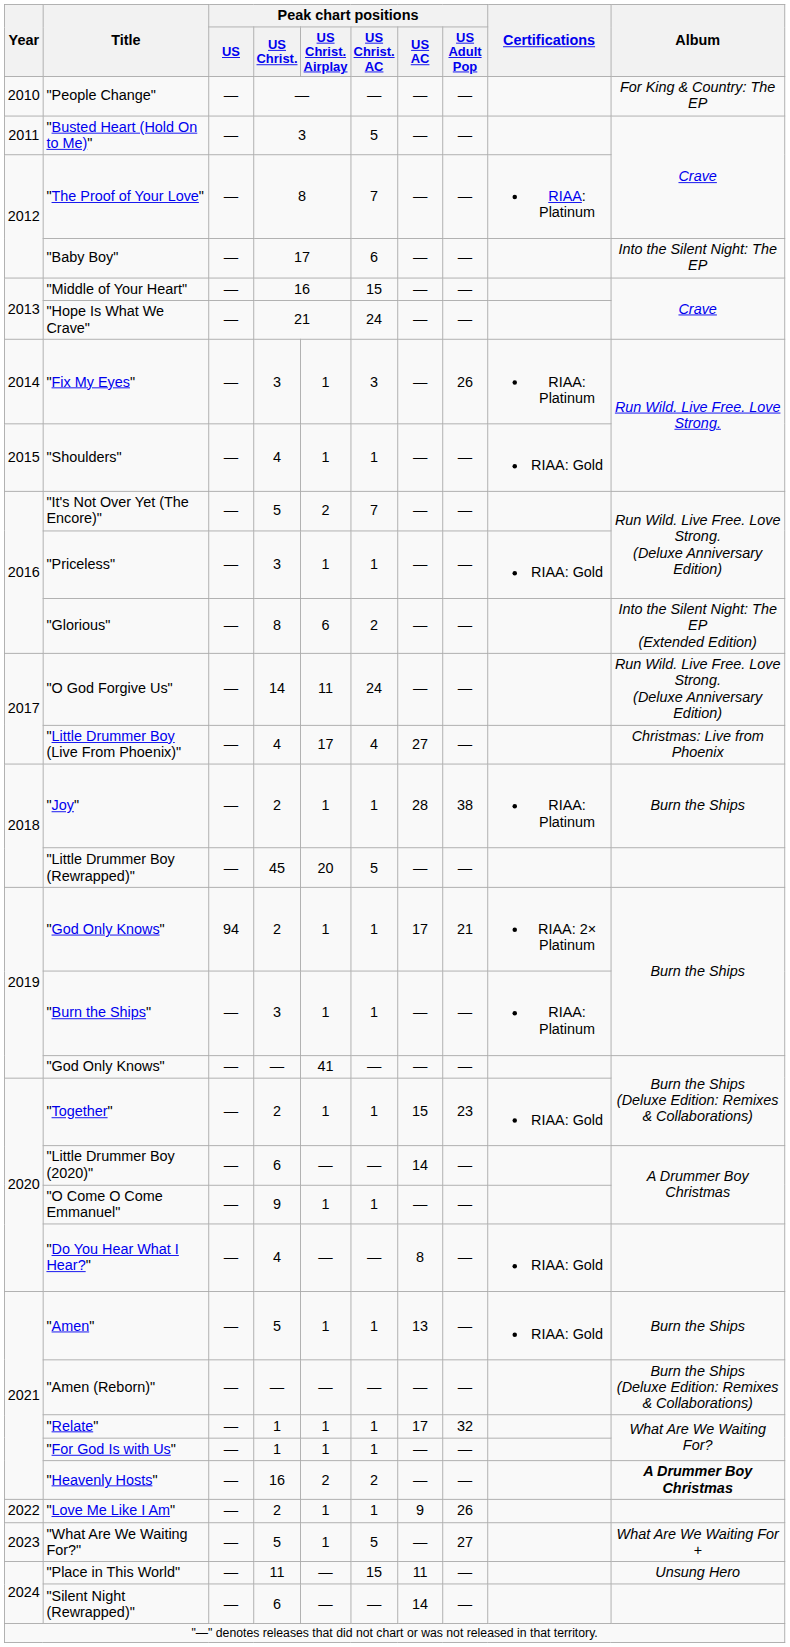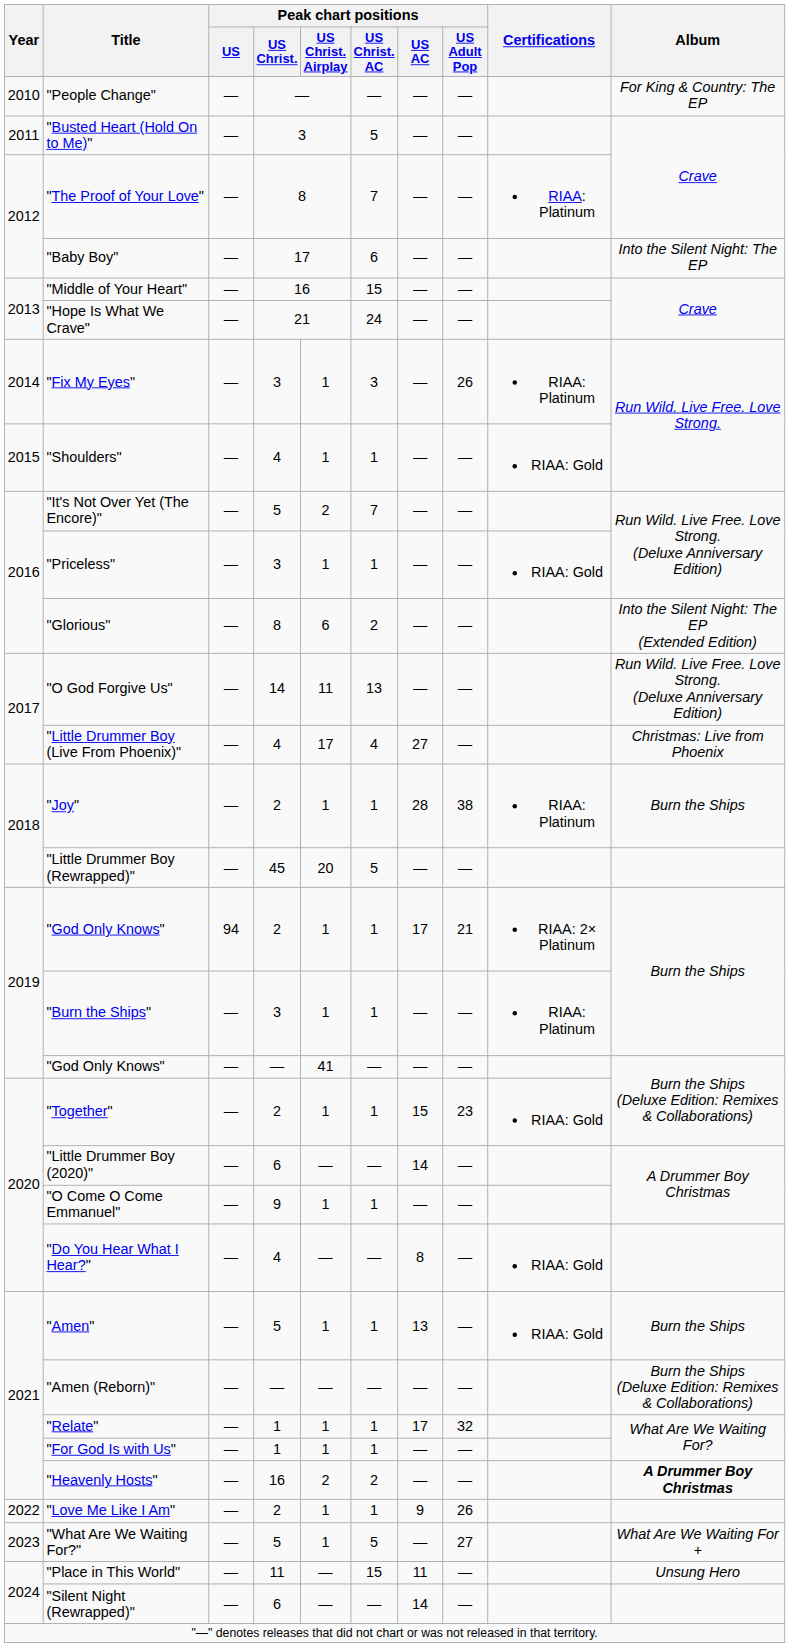(374, 689) 24 -> (374, 689) 13
